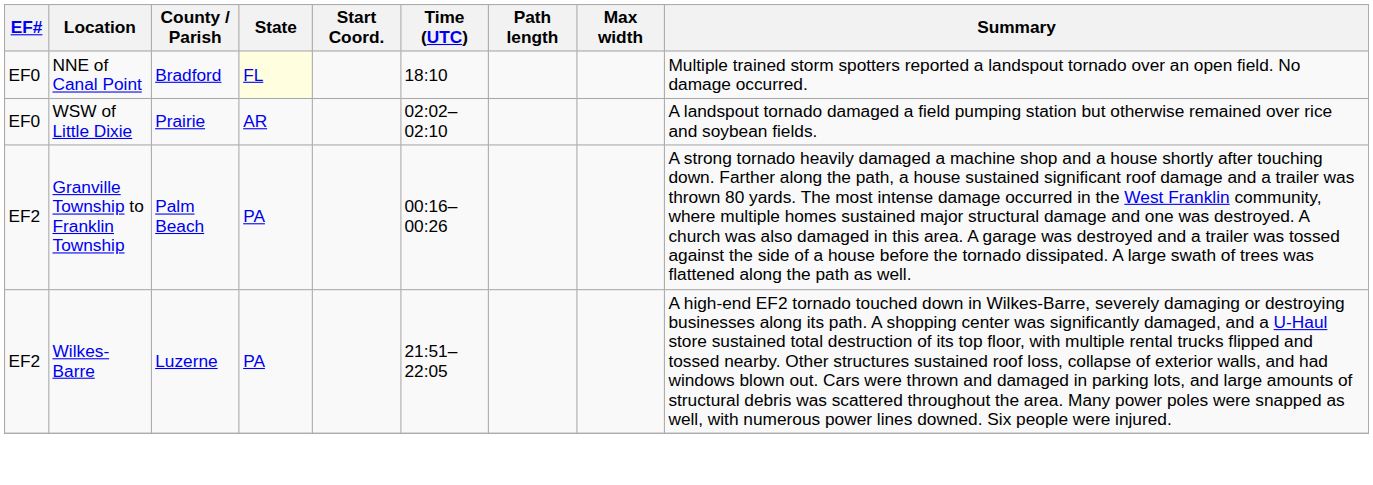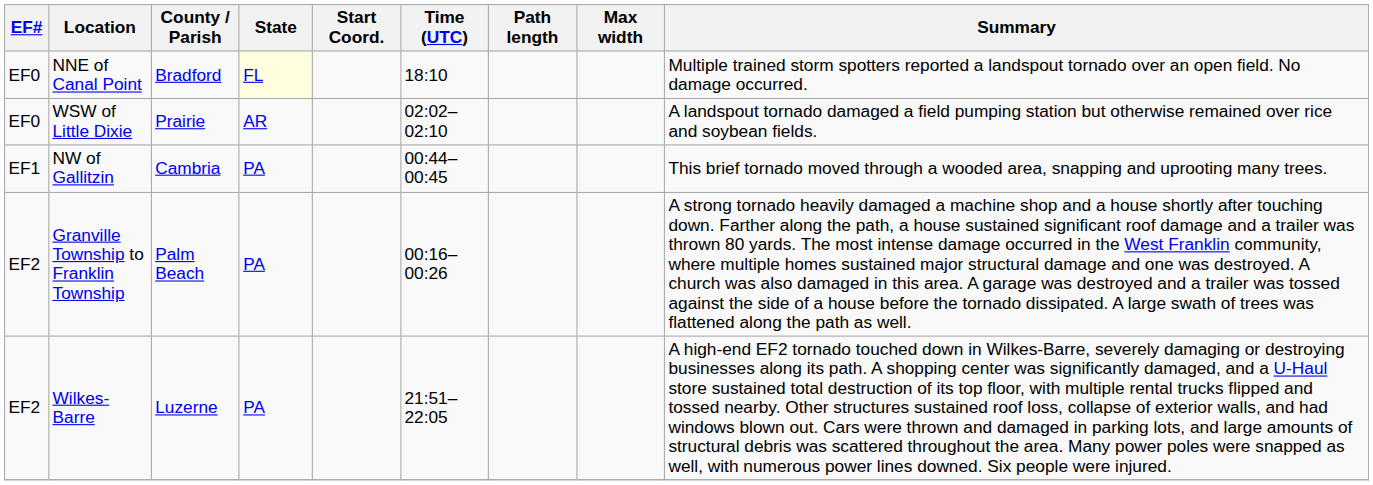+ row: (83, 168)
